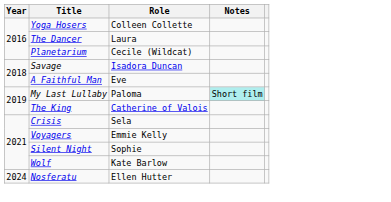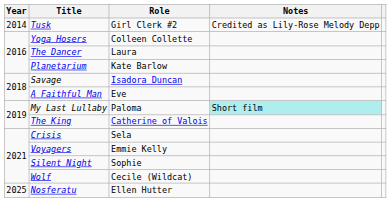+ row: (41, 25)
(152, 53) Cecile (Wildcat) -> (139, 66) Kate Barlow
(139, 163) Kate Barlow -> (152, 176) Cecile (Wildcat)
(17, 176) 2024 -> (17, 190) 2025
